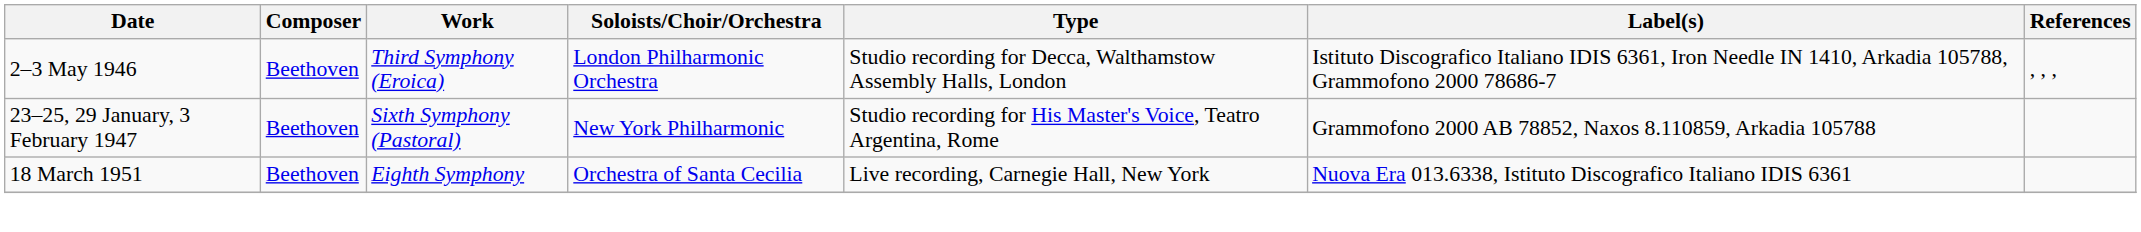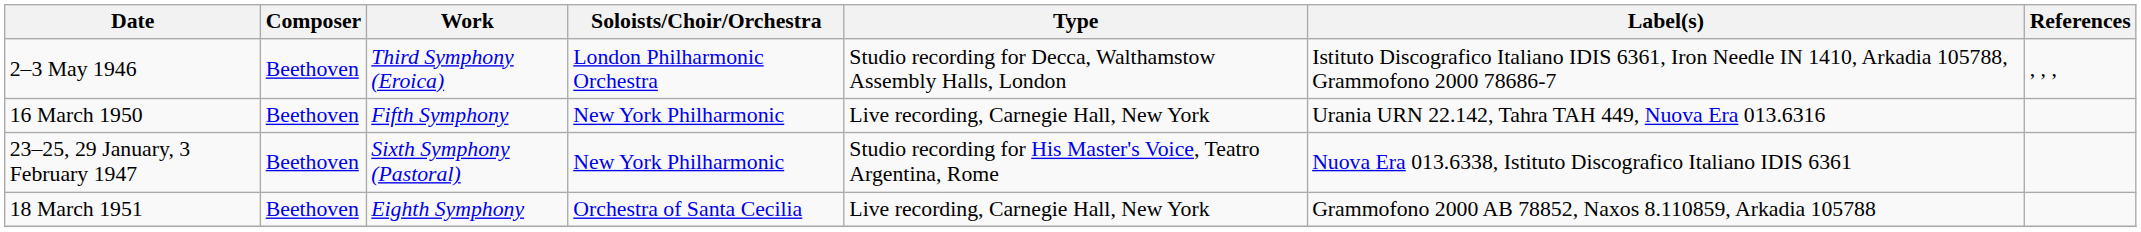+ row: (76, 115)
(1594, 127) Grammofono 2000 AB 78852, Naxos 8.110859, Arkadia 105788 -> (1582, 162) Nuova Era 013.6338, Istituto Discografico Italiano IDIS 6361
(1582, 174) Nuova Era 013.6338, Istituto Discografico Italiano IDIS 6361 -> (1594, 208) Grammofono 2000 AB 78852, Naxos 8.110859, Arkadia 105788
